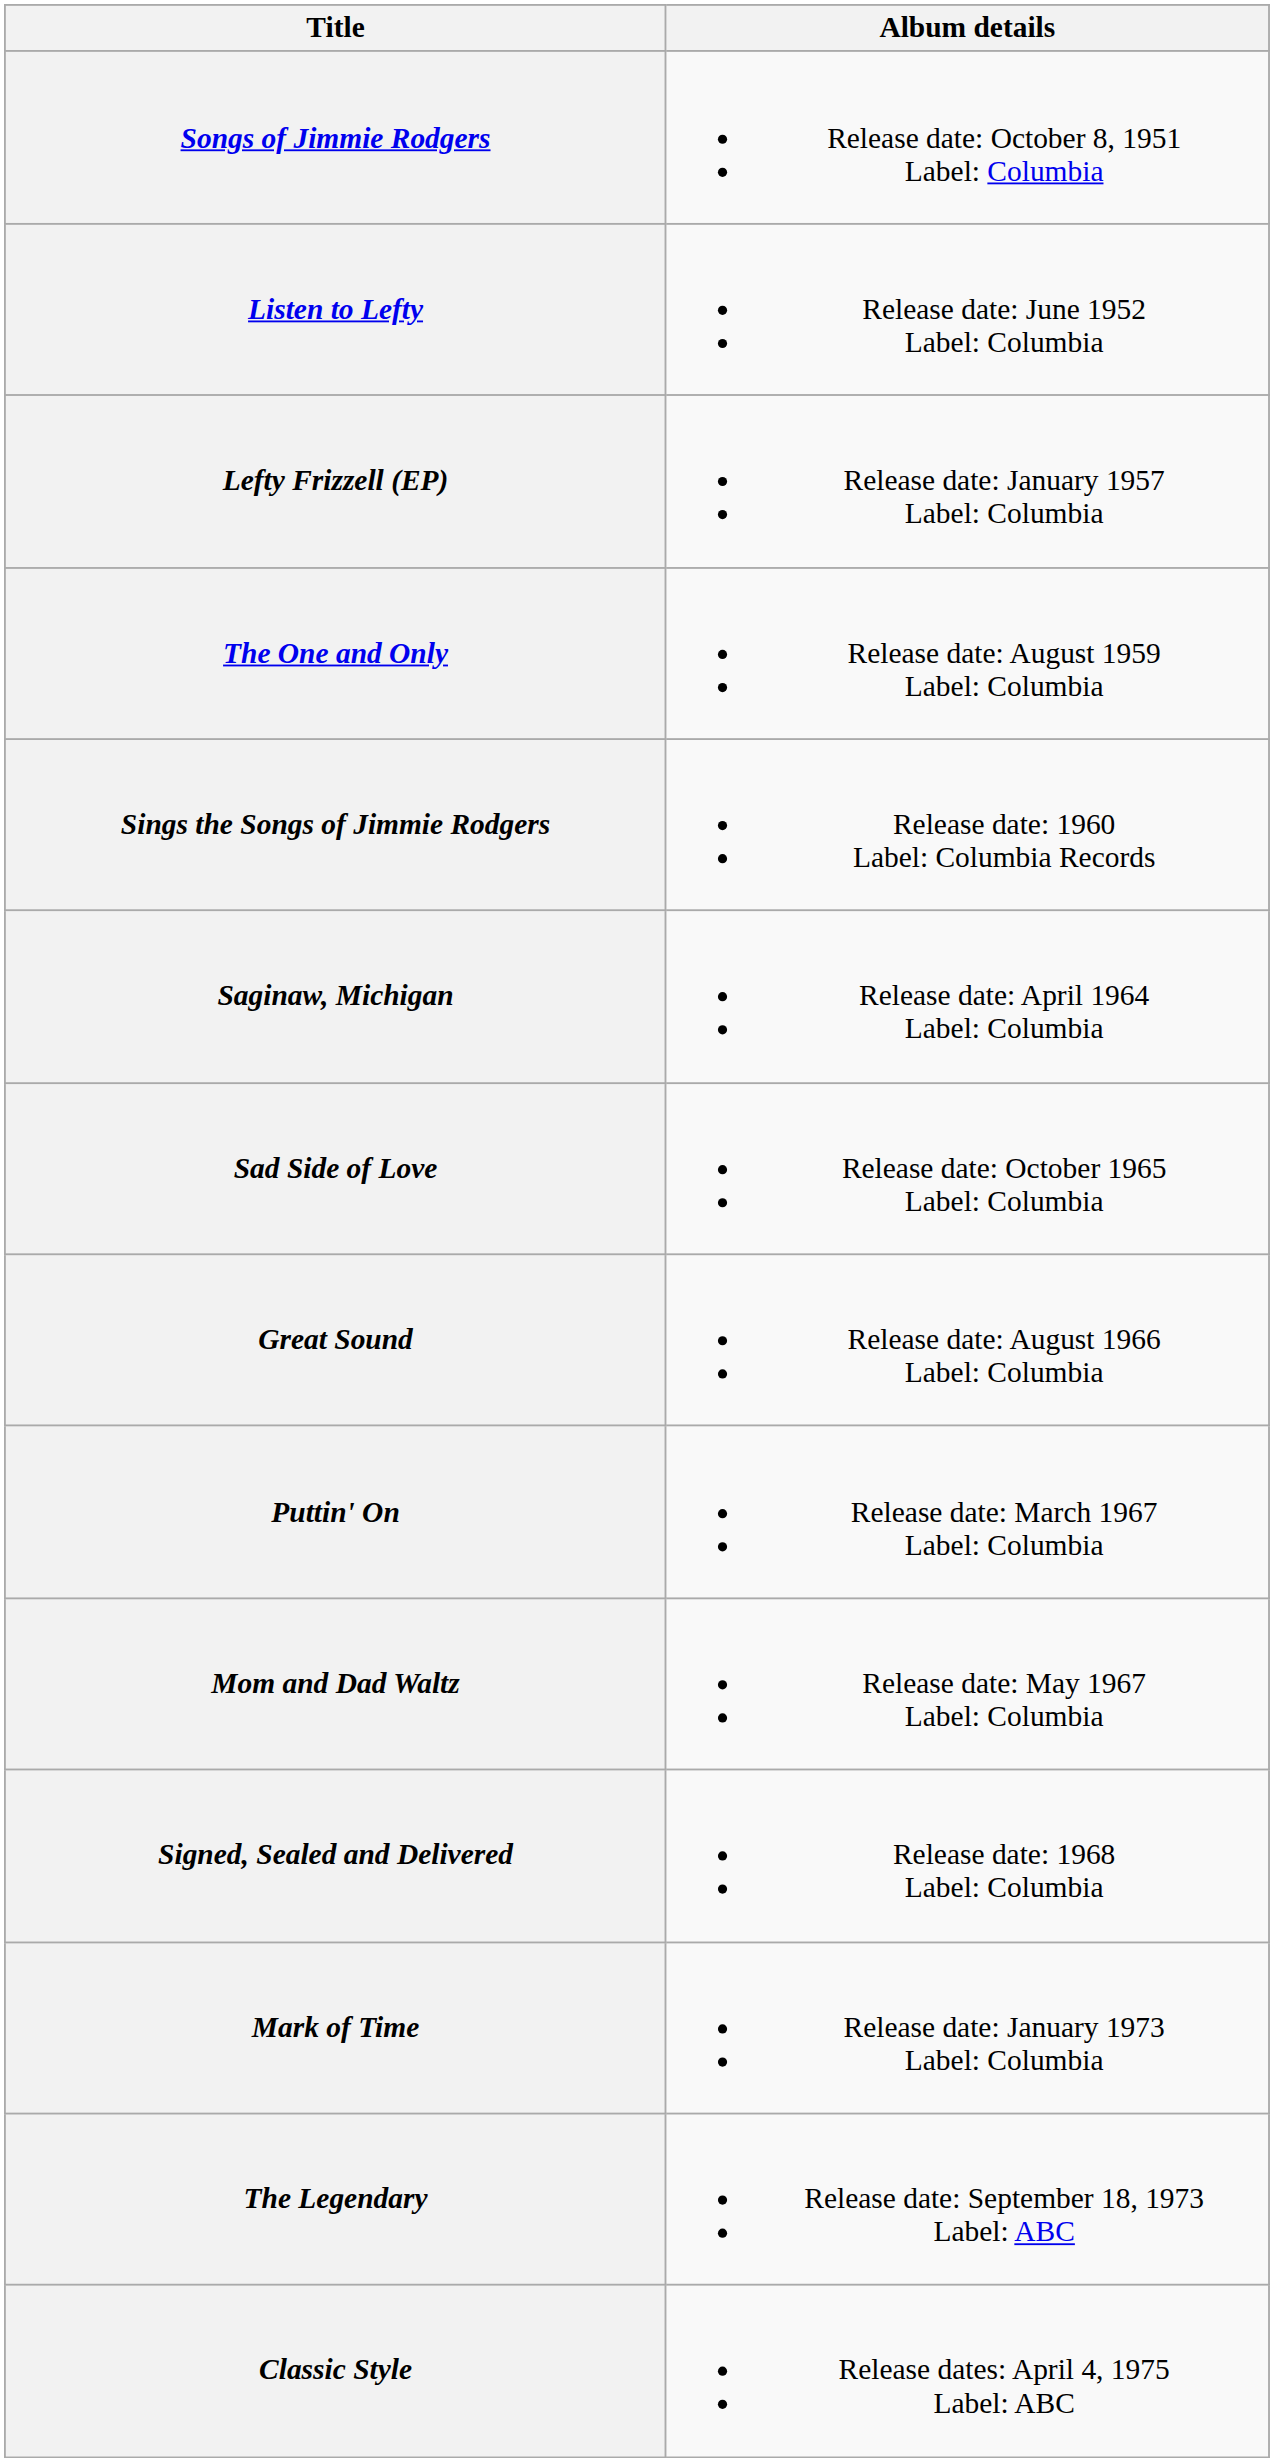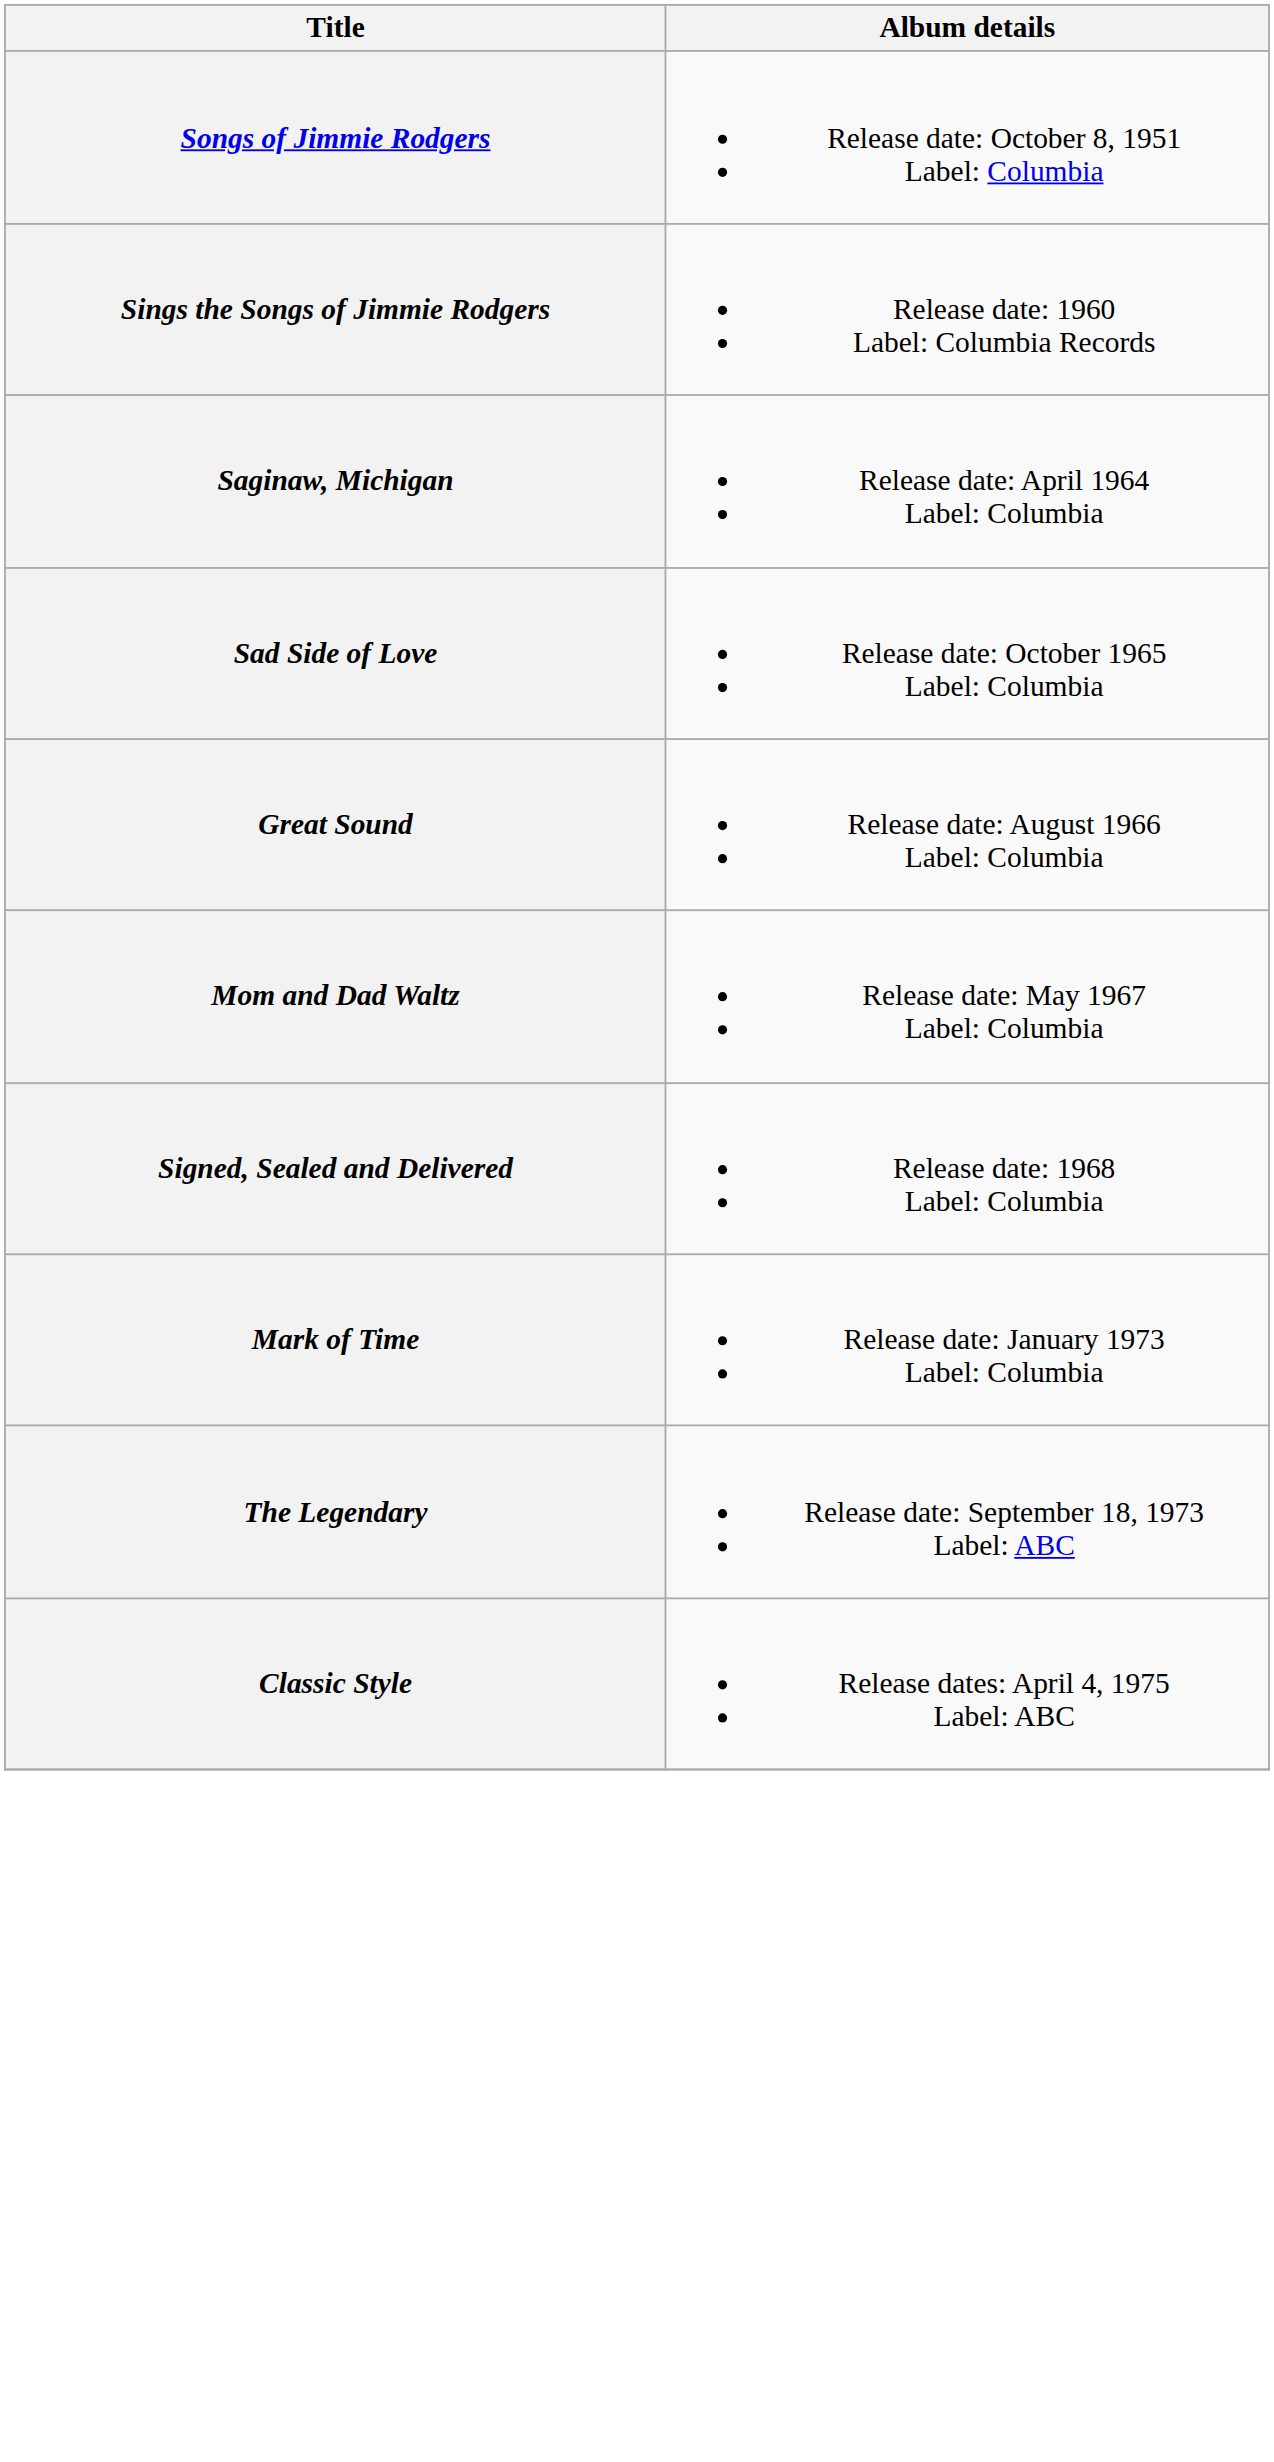- row: (336, 308)
- row: (336, 480)
- row: (336, 652)
- row: (336, 1511)
